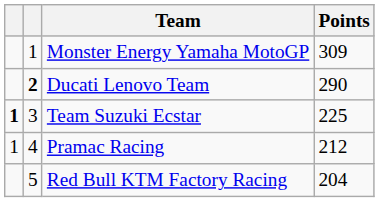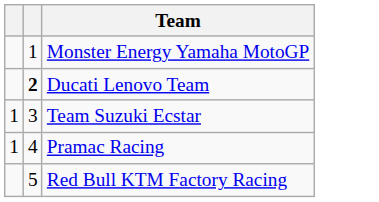- column: (344, 20)
(14, 115) bold -> (14, 115) normal
